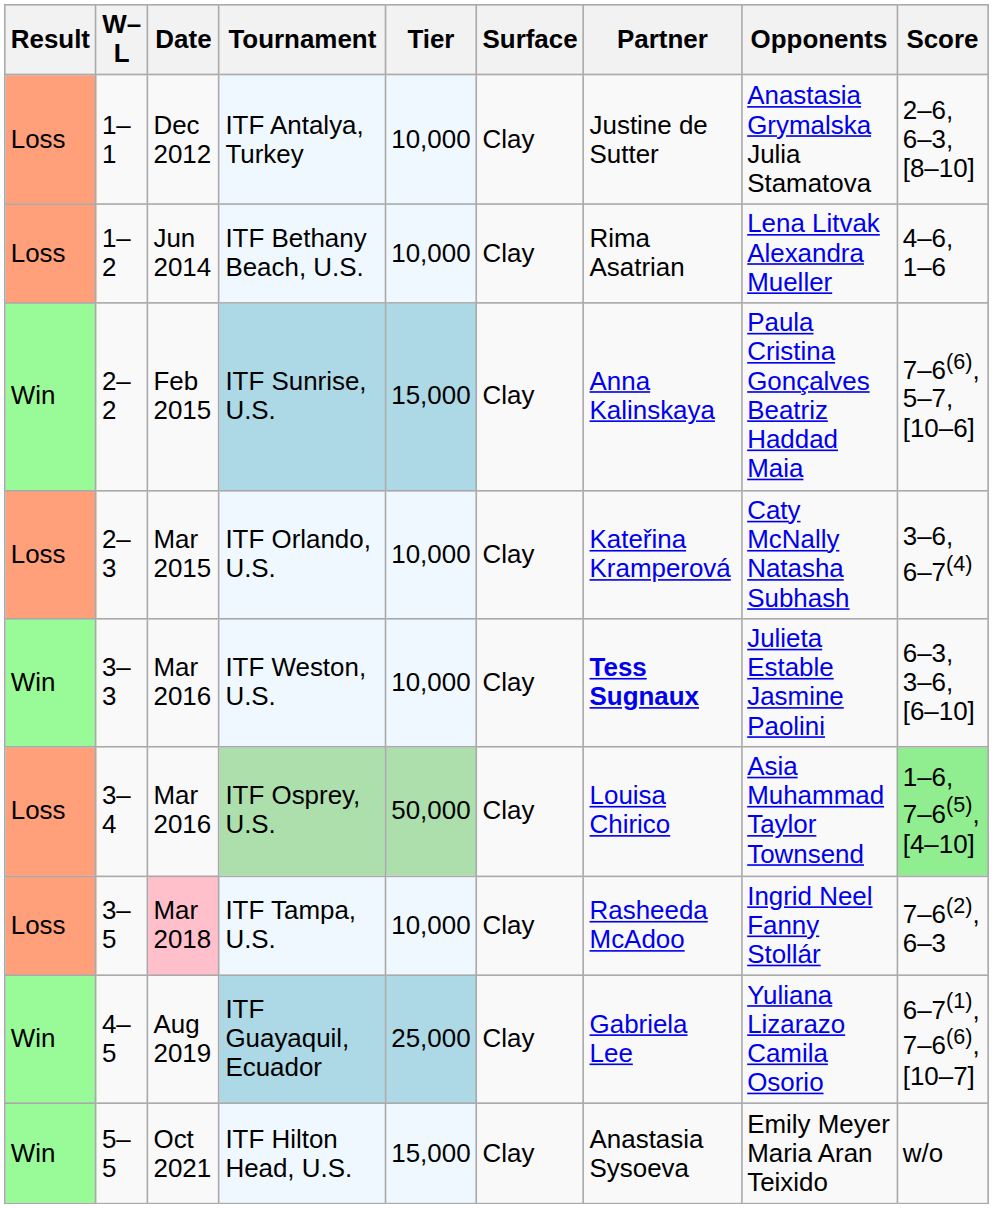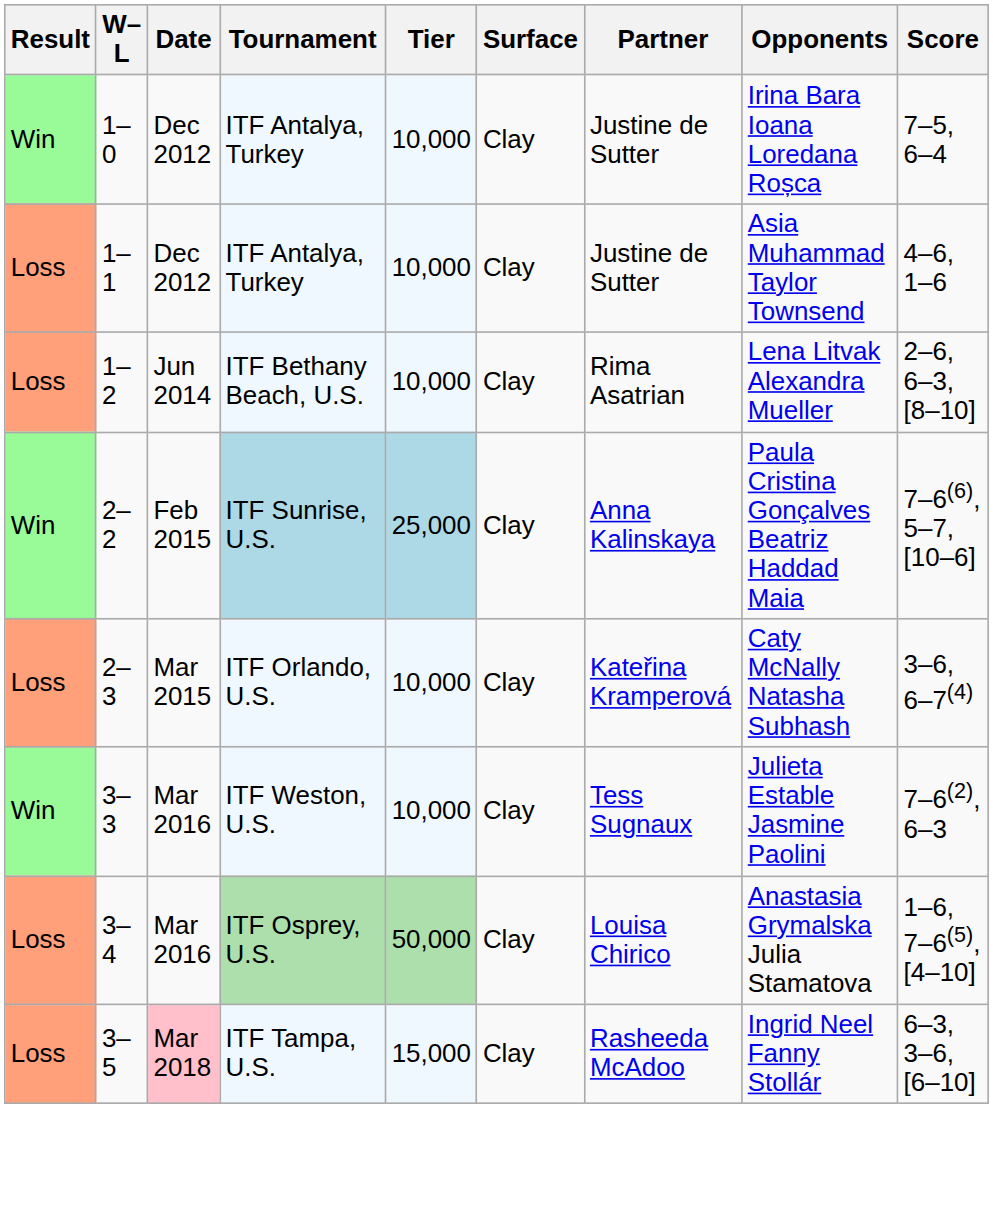+ row: (116, 139)
(809, 139) Anastasia Grymalska Julia Stamatova -> (816, 267) Asia Muhammad Taylor Townsend
(939, 139) 2–6, 6–3, [8–10] -> (929, 267) 4–6, 1–6
(928, 253) 4–6, 1–6 -> (940, 381) 2–6, 6–3, [8–10]
(431, 396) 15,000 -> (431, 524) 25,000
(644, 682) bold -> (641, 811) normal
(939, 682) 6–3, 3–6, [6–10] -> (942, 811) 7–6(2), 6–3
(816, 811) Asia Muhammad Taylor Townsend -> (810, 939) Anastasia Grymalska Julia Stamatova
(941, 811) lightgreen background -> (942, 939) no background
(431, 925) 10,000 -> (431, 1053) 15,000
(941, 925) 7–6(2), 6–3 -> (940, 1053) 6–3, 3–6, [6–10]
- row: (116, 1039)
- row: (116, 1153)
